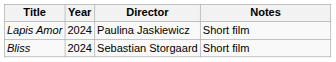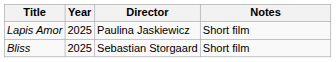(80, 30) 2024 -> (80, 30) 2025
(80, 48) 2024 -> (80, 48) 2025
